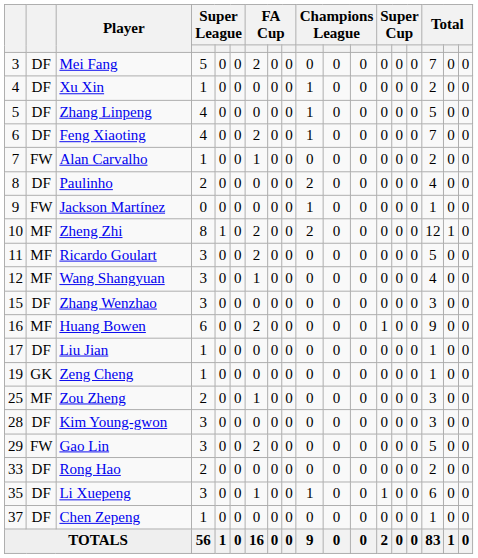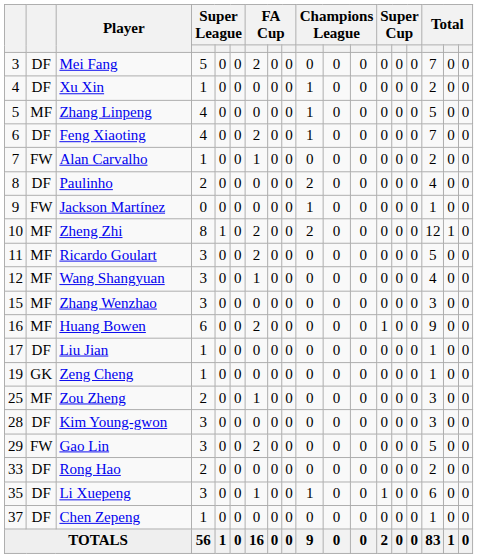(41, 111) DF -> (41, 111) MF
(41, 302) DF -> (41, 302) MF
